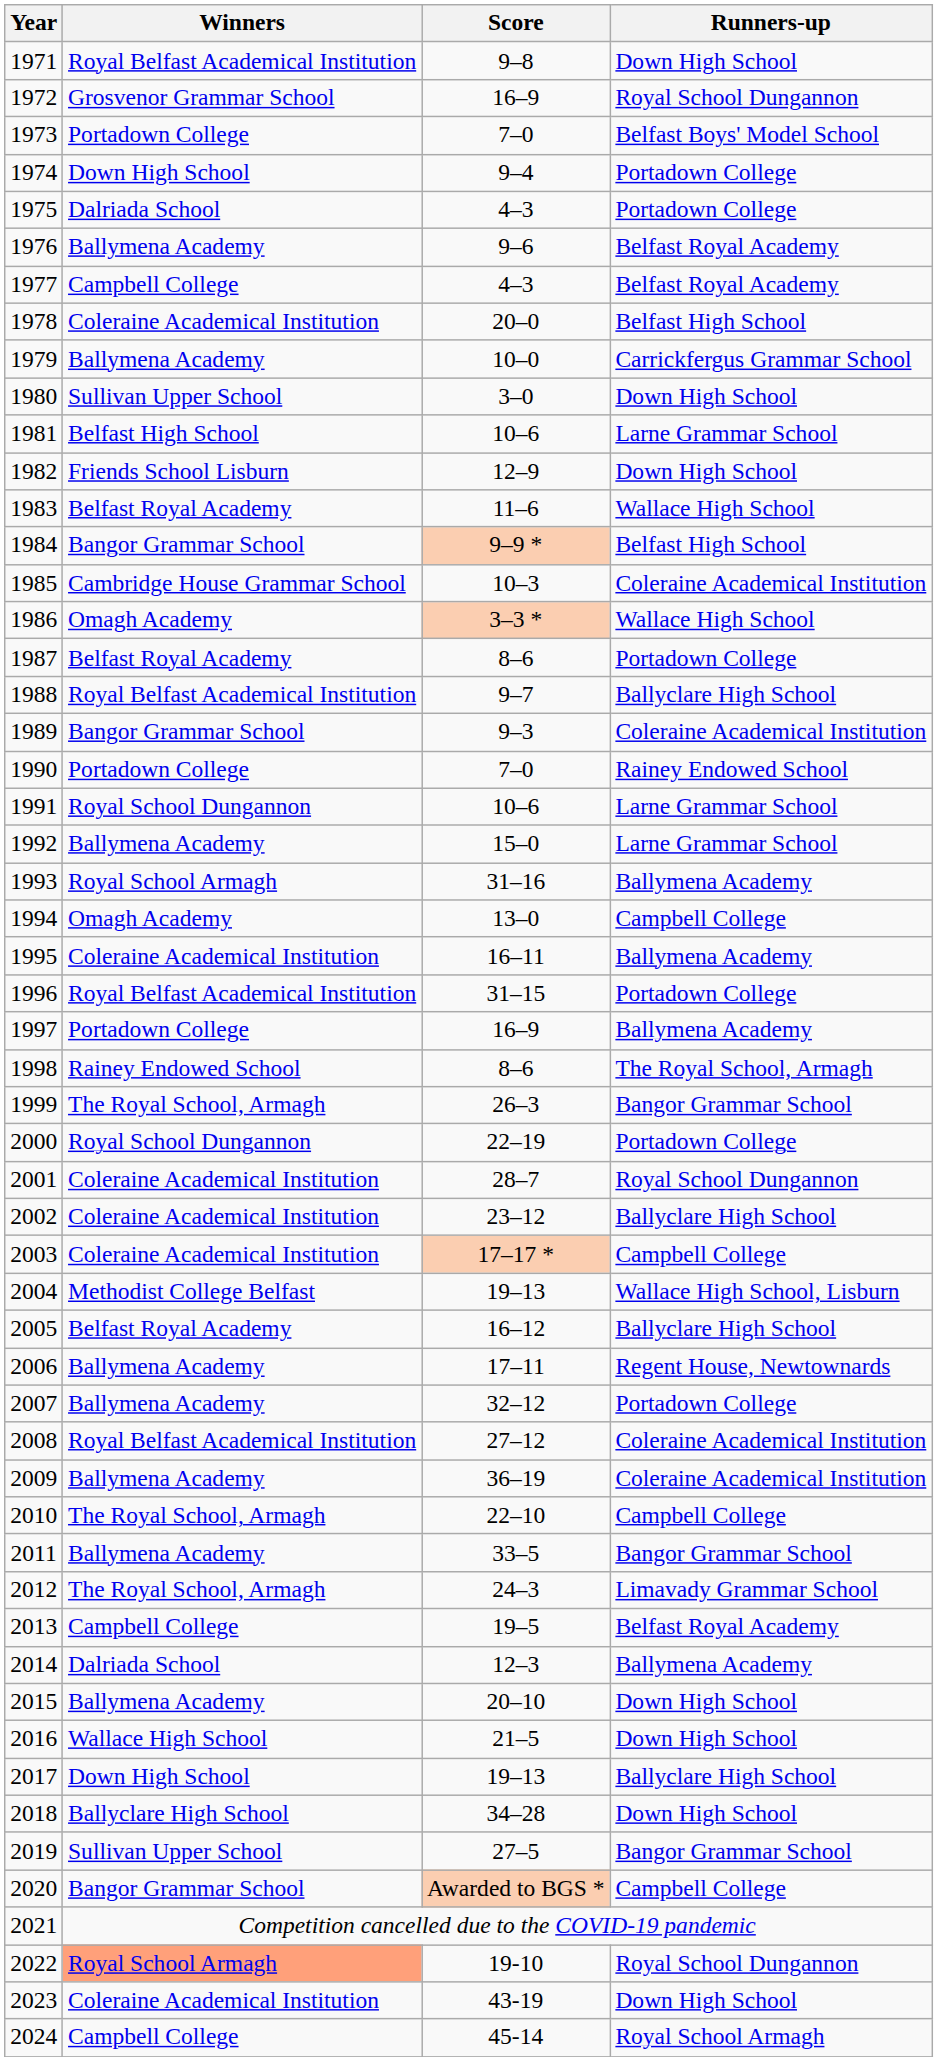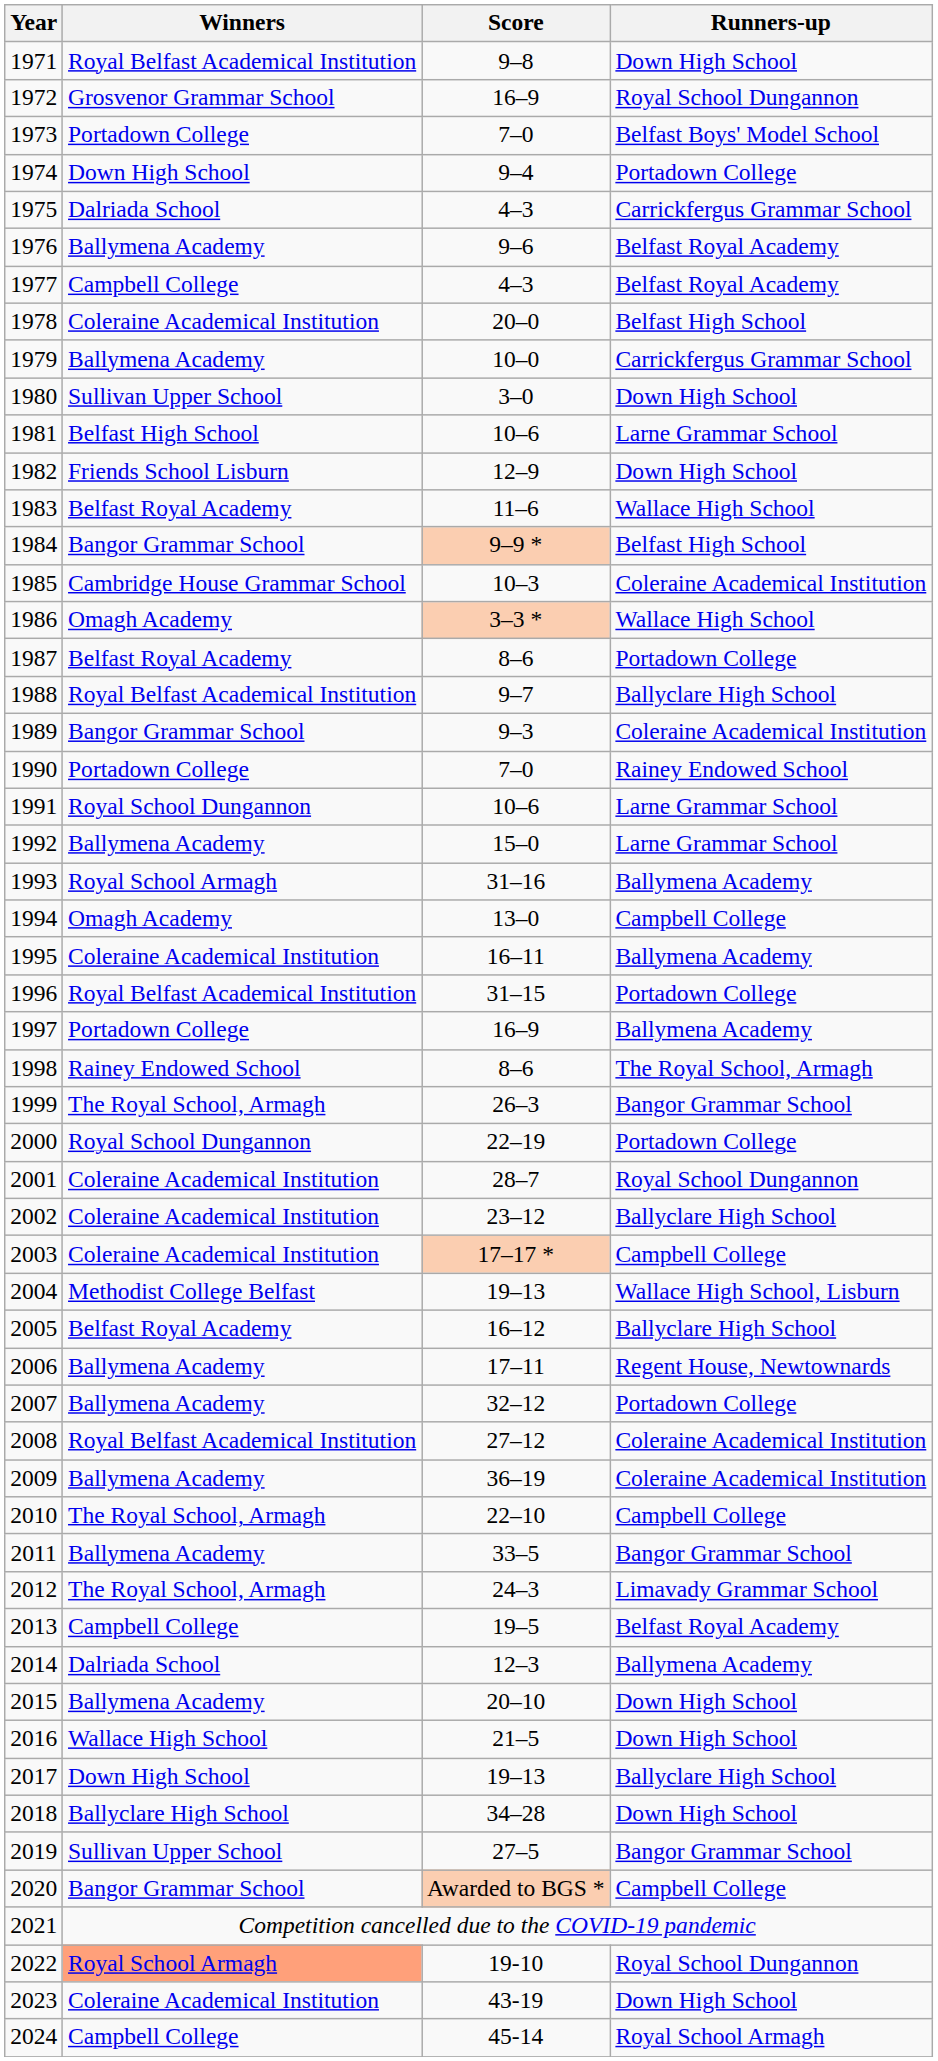(706, 209) Portadown College -> (763, 209) Carrickfergus Grammar School
